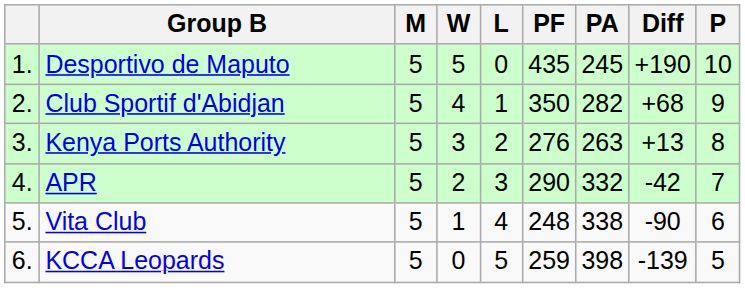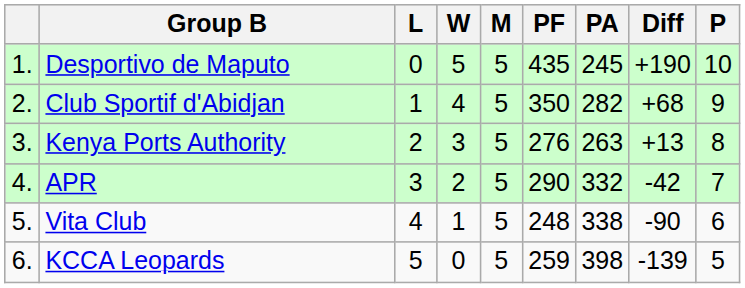columns swapped: (416, 24) <-> (501, 24)
